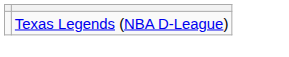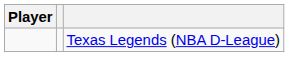+ column: (30, 16)
